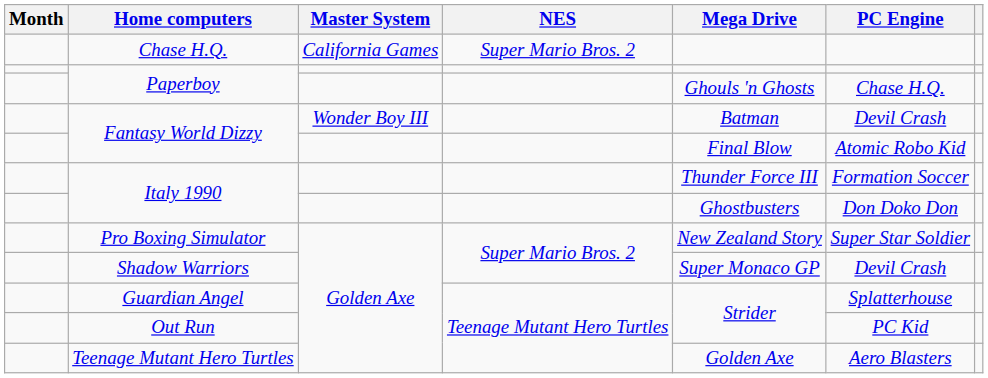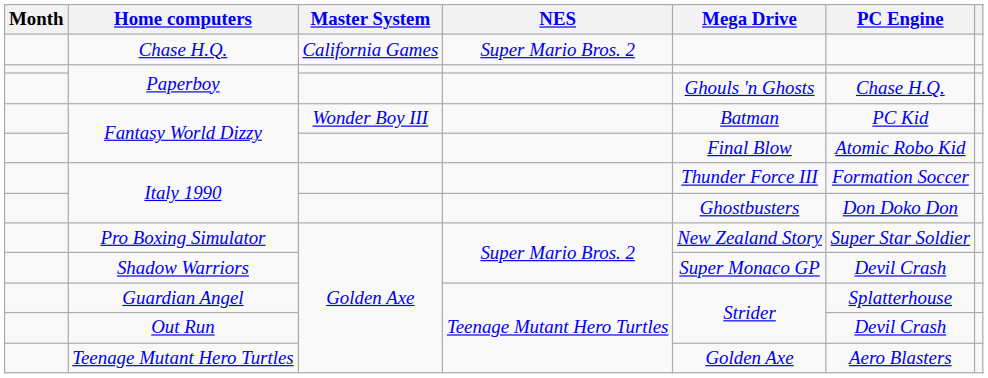(900, 118) Devil Crash -> (900, 118) PC Kid
(900, 327) PC Kid -> (900, 327) Devil Crash
